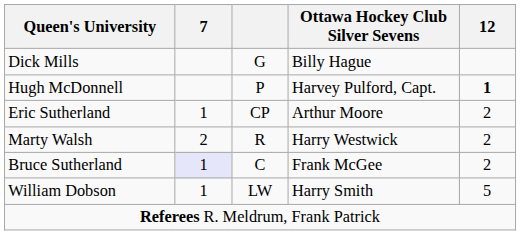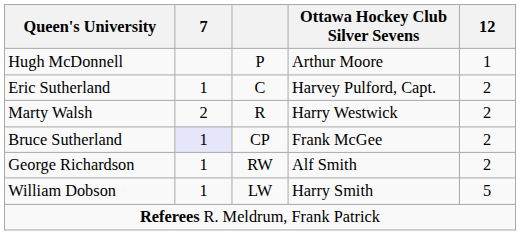- row: (43, 61)
(364, 87) Harvey Pulford, Capt. -> (338, 61) Arthur Moore
(487, 87) bold -> (487, 61) normal
(260, 113) CP -> (260, 87) C
(338, 113) Arthur Moore -> (364, 87) Harvey Pulford, Capt.
(260, 165) C -> (260, 139) CP
+ row: (71, 165)
